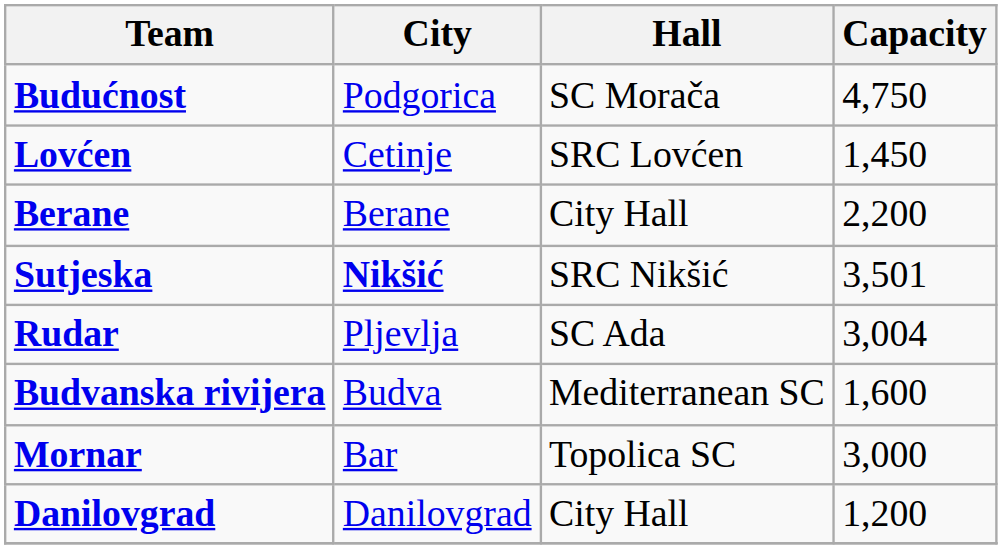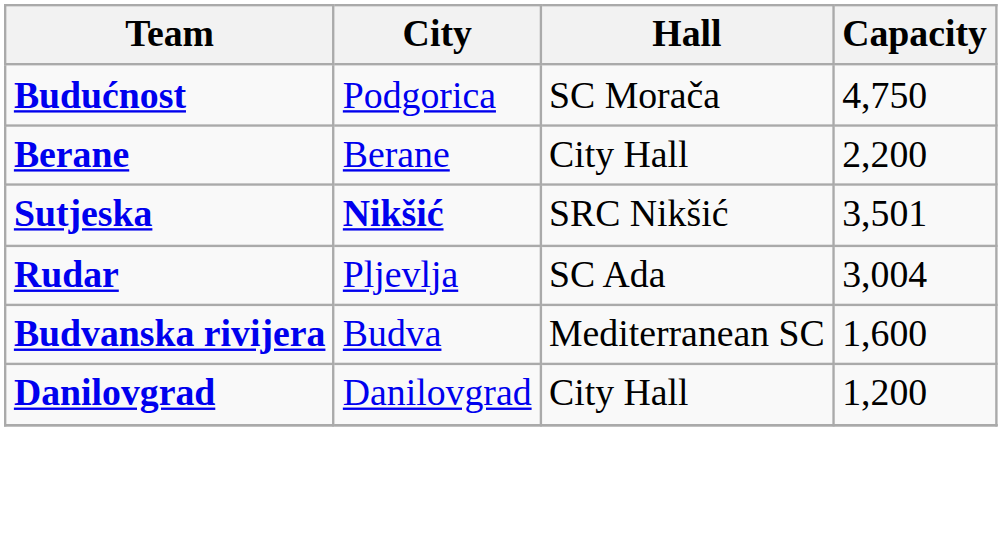- row: (73, 154)
- row: (78, 453)
